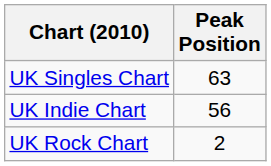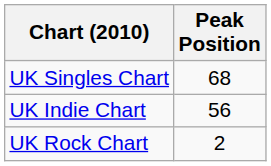(220, 77) 63 -> (220, 77) 68
